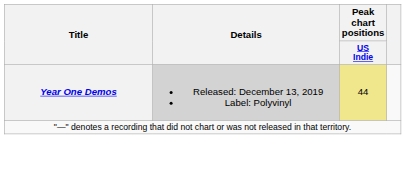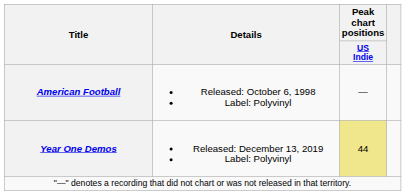+ row: (79, 92)
(246, 98) lightgrey background -> (246, 154) no background
